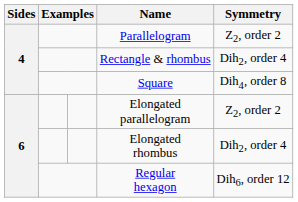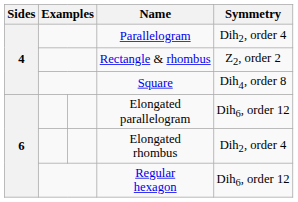(253, 36) Z2, order 2 -> (253, 36) Dih2, order 4
(253, 59) Dih2, order 4 -> (253, 59) Z2, order 2
(253, 111) Z2, order 2 -> (253, 111) Dih6, order 12
